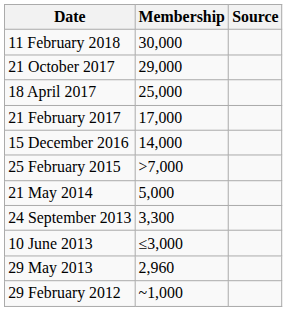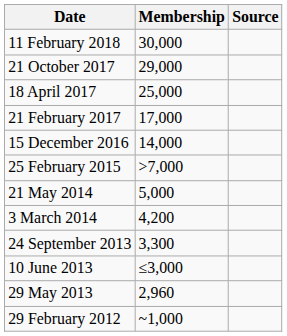+ row: (53, 218)
